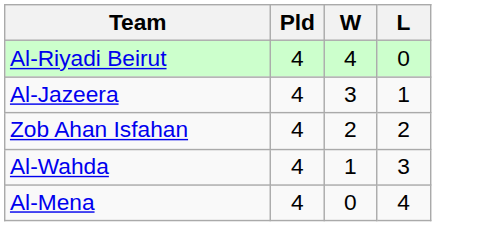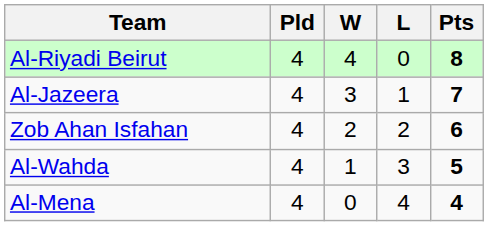+ column: (457, 22)
